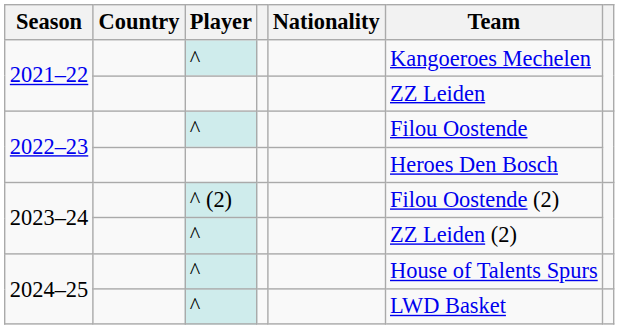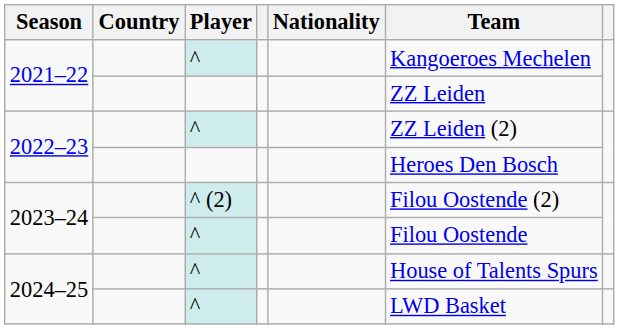(459, 128) Filou Oostende -> (453, 128) ZZ Leiden (2)
(453, 235) ZZ Leiden (2) -> (459, 235) Filou Oostende
